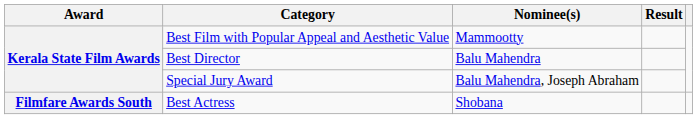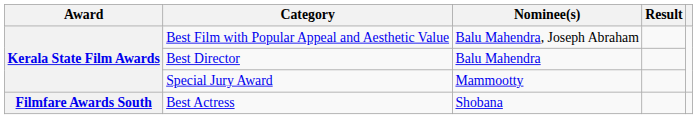(489, 37) Mammootty -> (547, 37) Balu Mahendra, Joseph Abraham
(547, 80) Balu Mahendra, Joseph Abraham -> (489, 80) Mammootty
